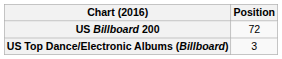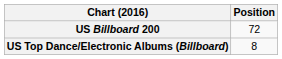(254, 46) 3 -> (254, 46) 8
